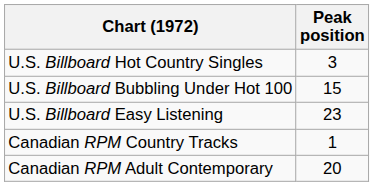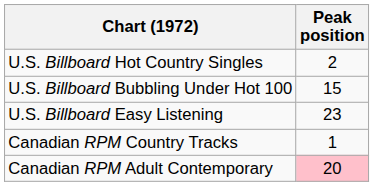(332, 62) 3 -> (332, 62) 2
(332, 168) no background -> (332, 168) pink background
